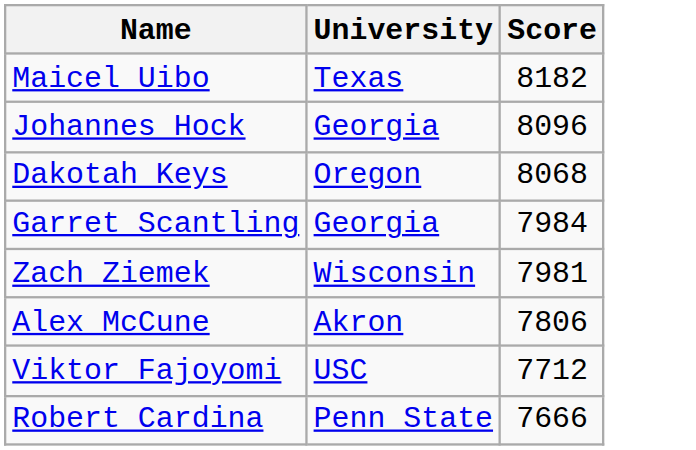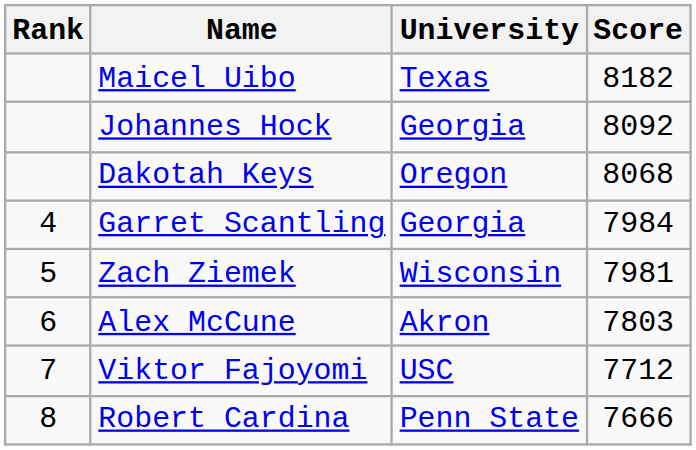+ column: (48, 30)
(552, 127) 8096 -> (638, 127) 8092
(552, 322) 7806 -> (638, 322) 7803
